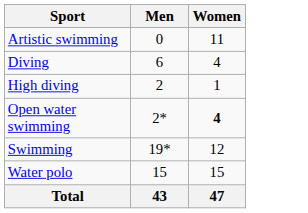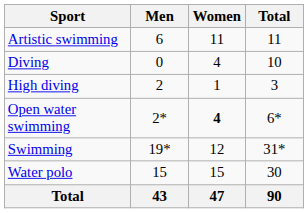+ column: (274, 16)
(160, 39) 0 -> (160, 39) 6
(160, 62) 6 -> (160, 62) 0
